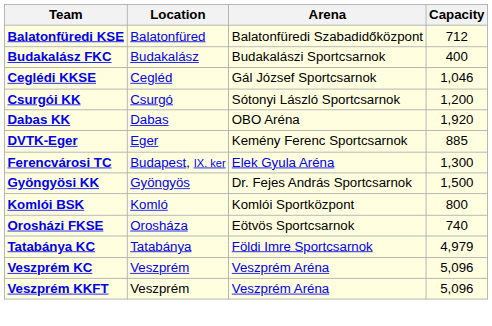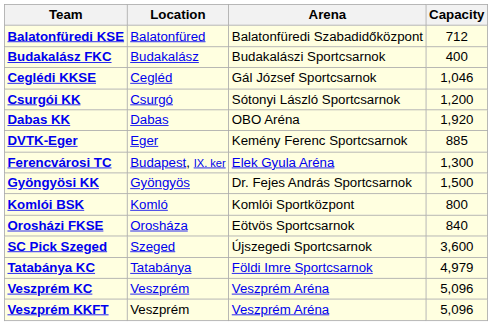(457, 225) 740 -> (457, 225) 840
+ row: (57, 246)
